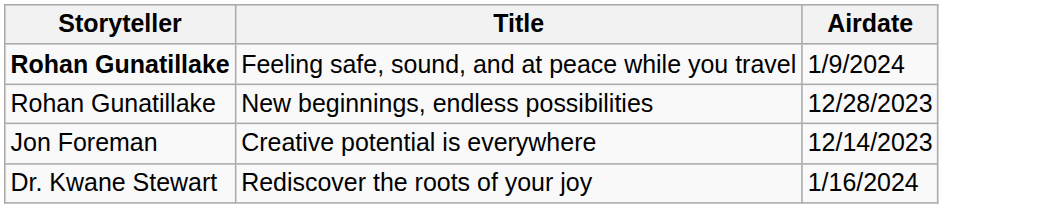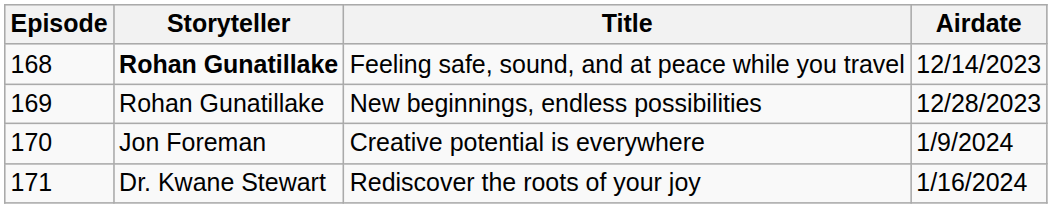+ column: (59, 24)
(856, 63) 1/9/2024 -> (979, 63) 12/14/2023
(870, 143) 12/14/2023 -> (965, 143) 1/9/2024
